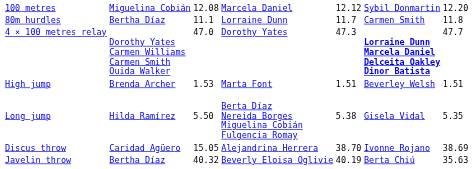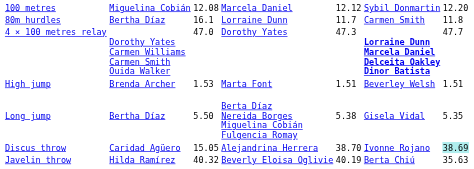(203, 20) 11.1 -> (203, 20) 16.1
(142, 116) Hilda Ramírez -> (137, 116) Bertha Díaz
(456, 148) no background -> (456, 148) paleturquoise background
(137, 160) Bertha Díaz -> (142, 160) Hilda Ramírez
